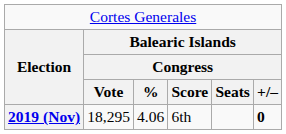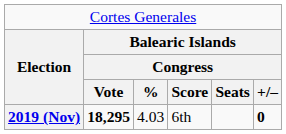(109, 117) normal -> (109, 117) bold
(151, 117) 4.06 -> (151, 117) 4.03
